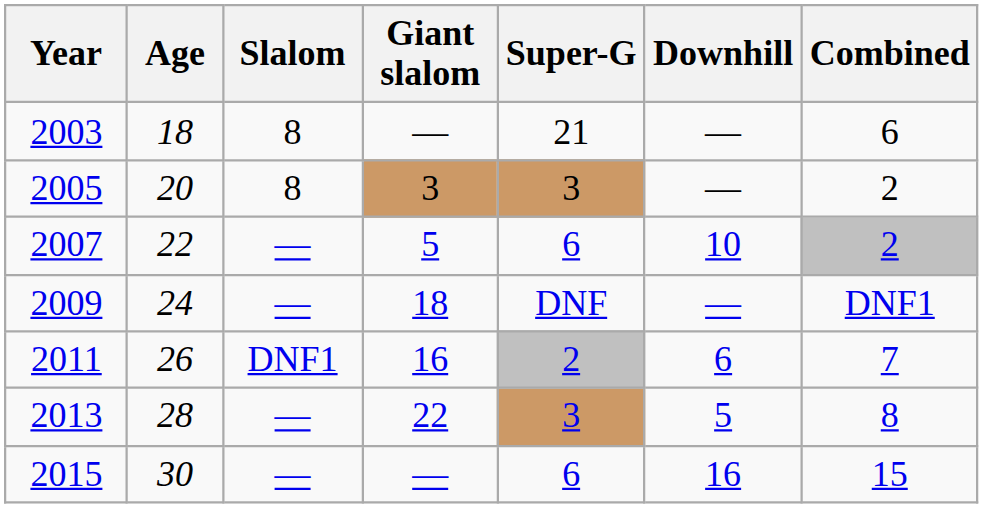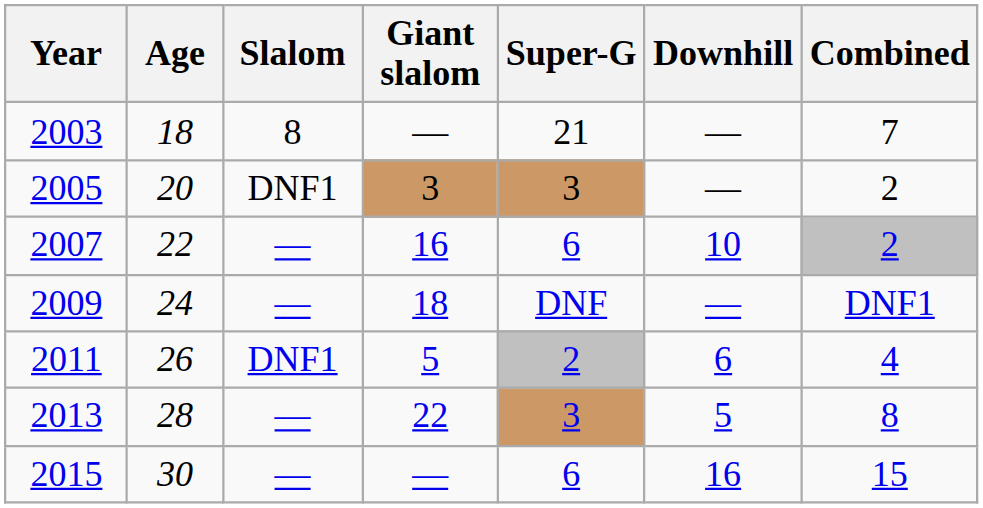(890, 130) 6 -> (890, 130) 7
(293, 187) 8 -> (293, 187) DNF1
(430, 244) 5 -> (430, 244) 16
(430, 359) 16 -> (430, 359) 5
(890, 359) 7 -> (890, 359) 4
